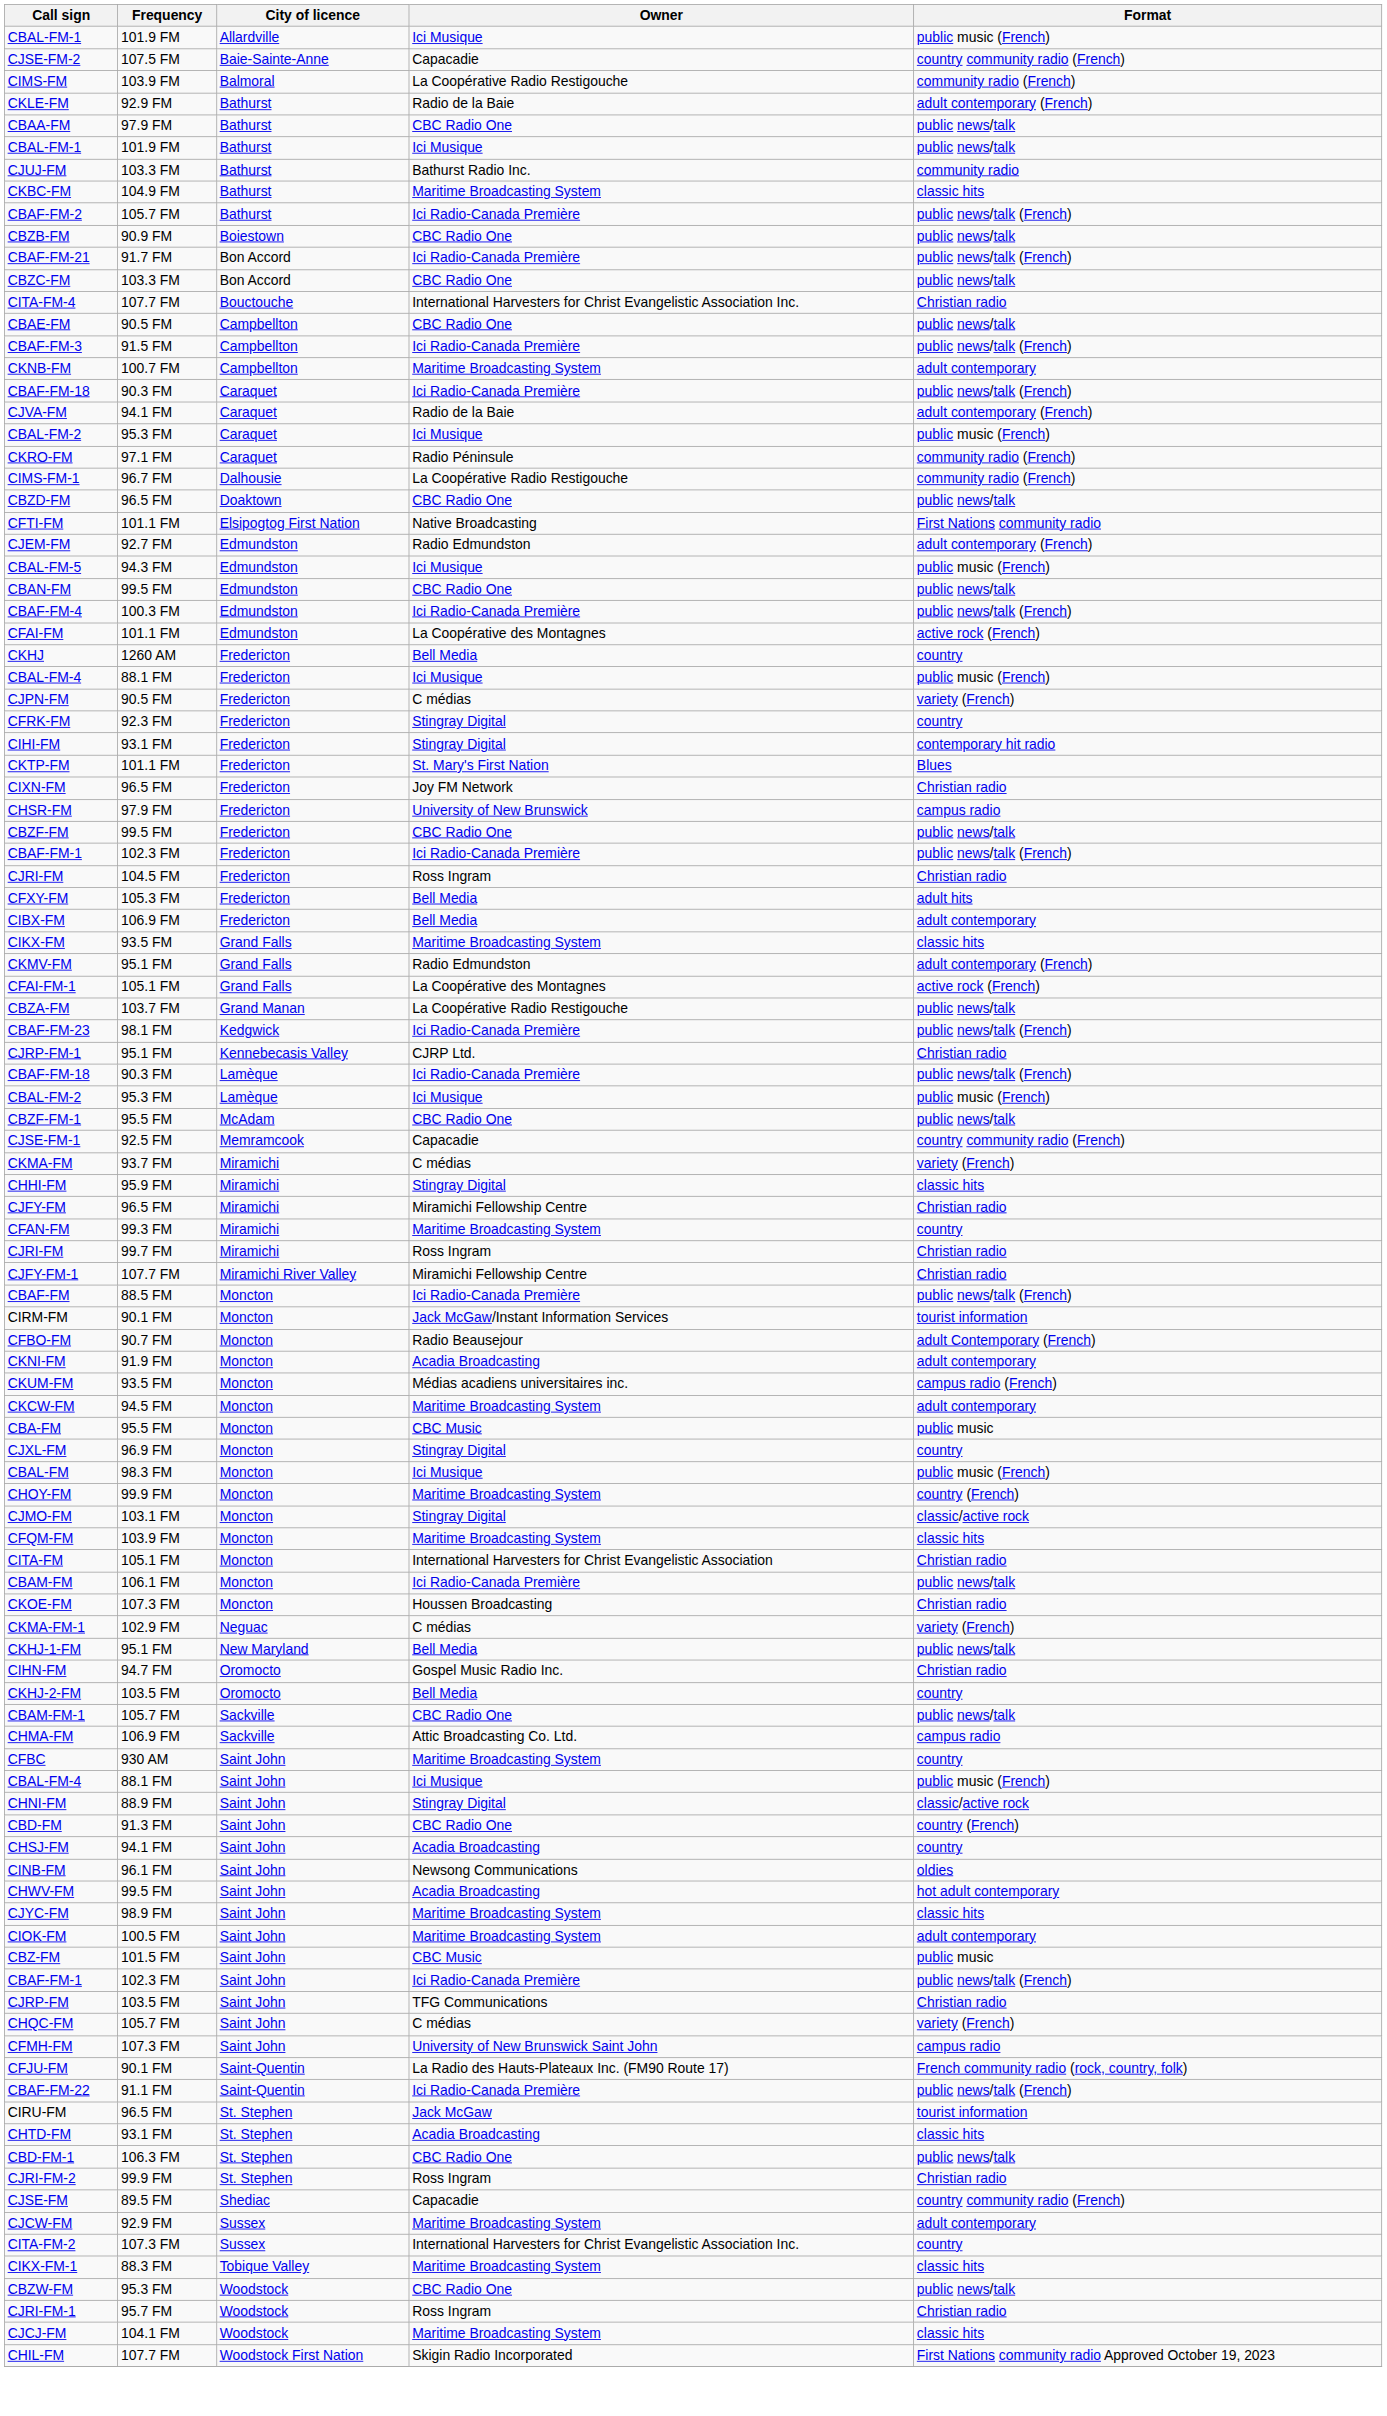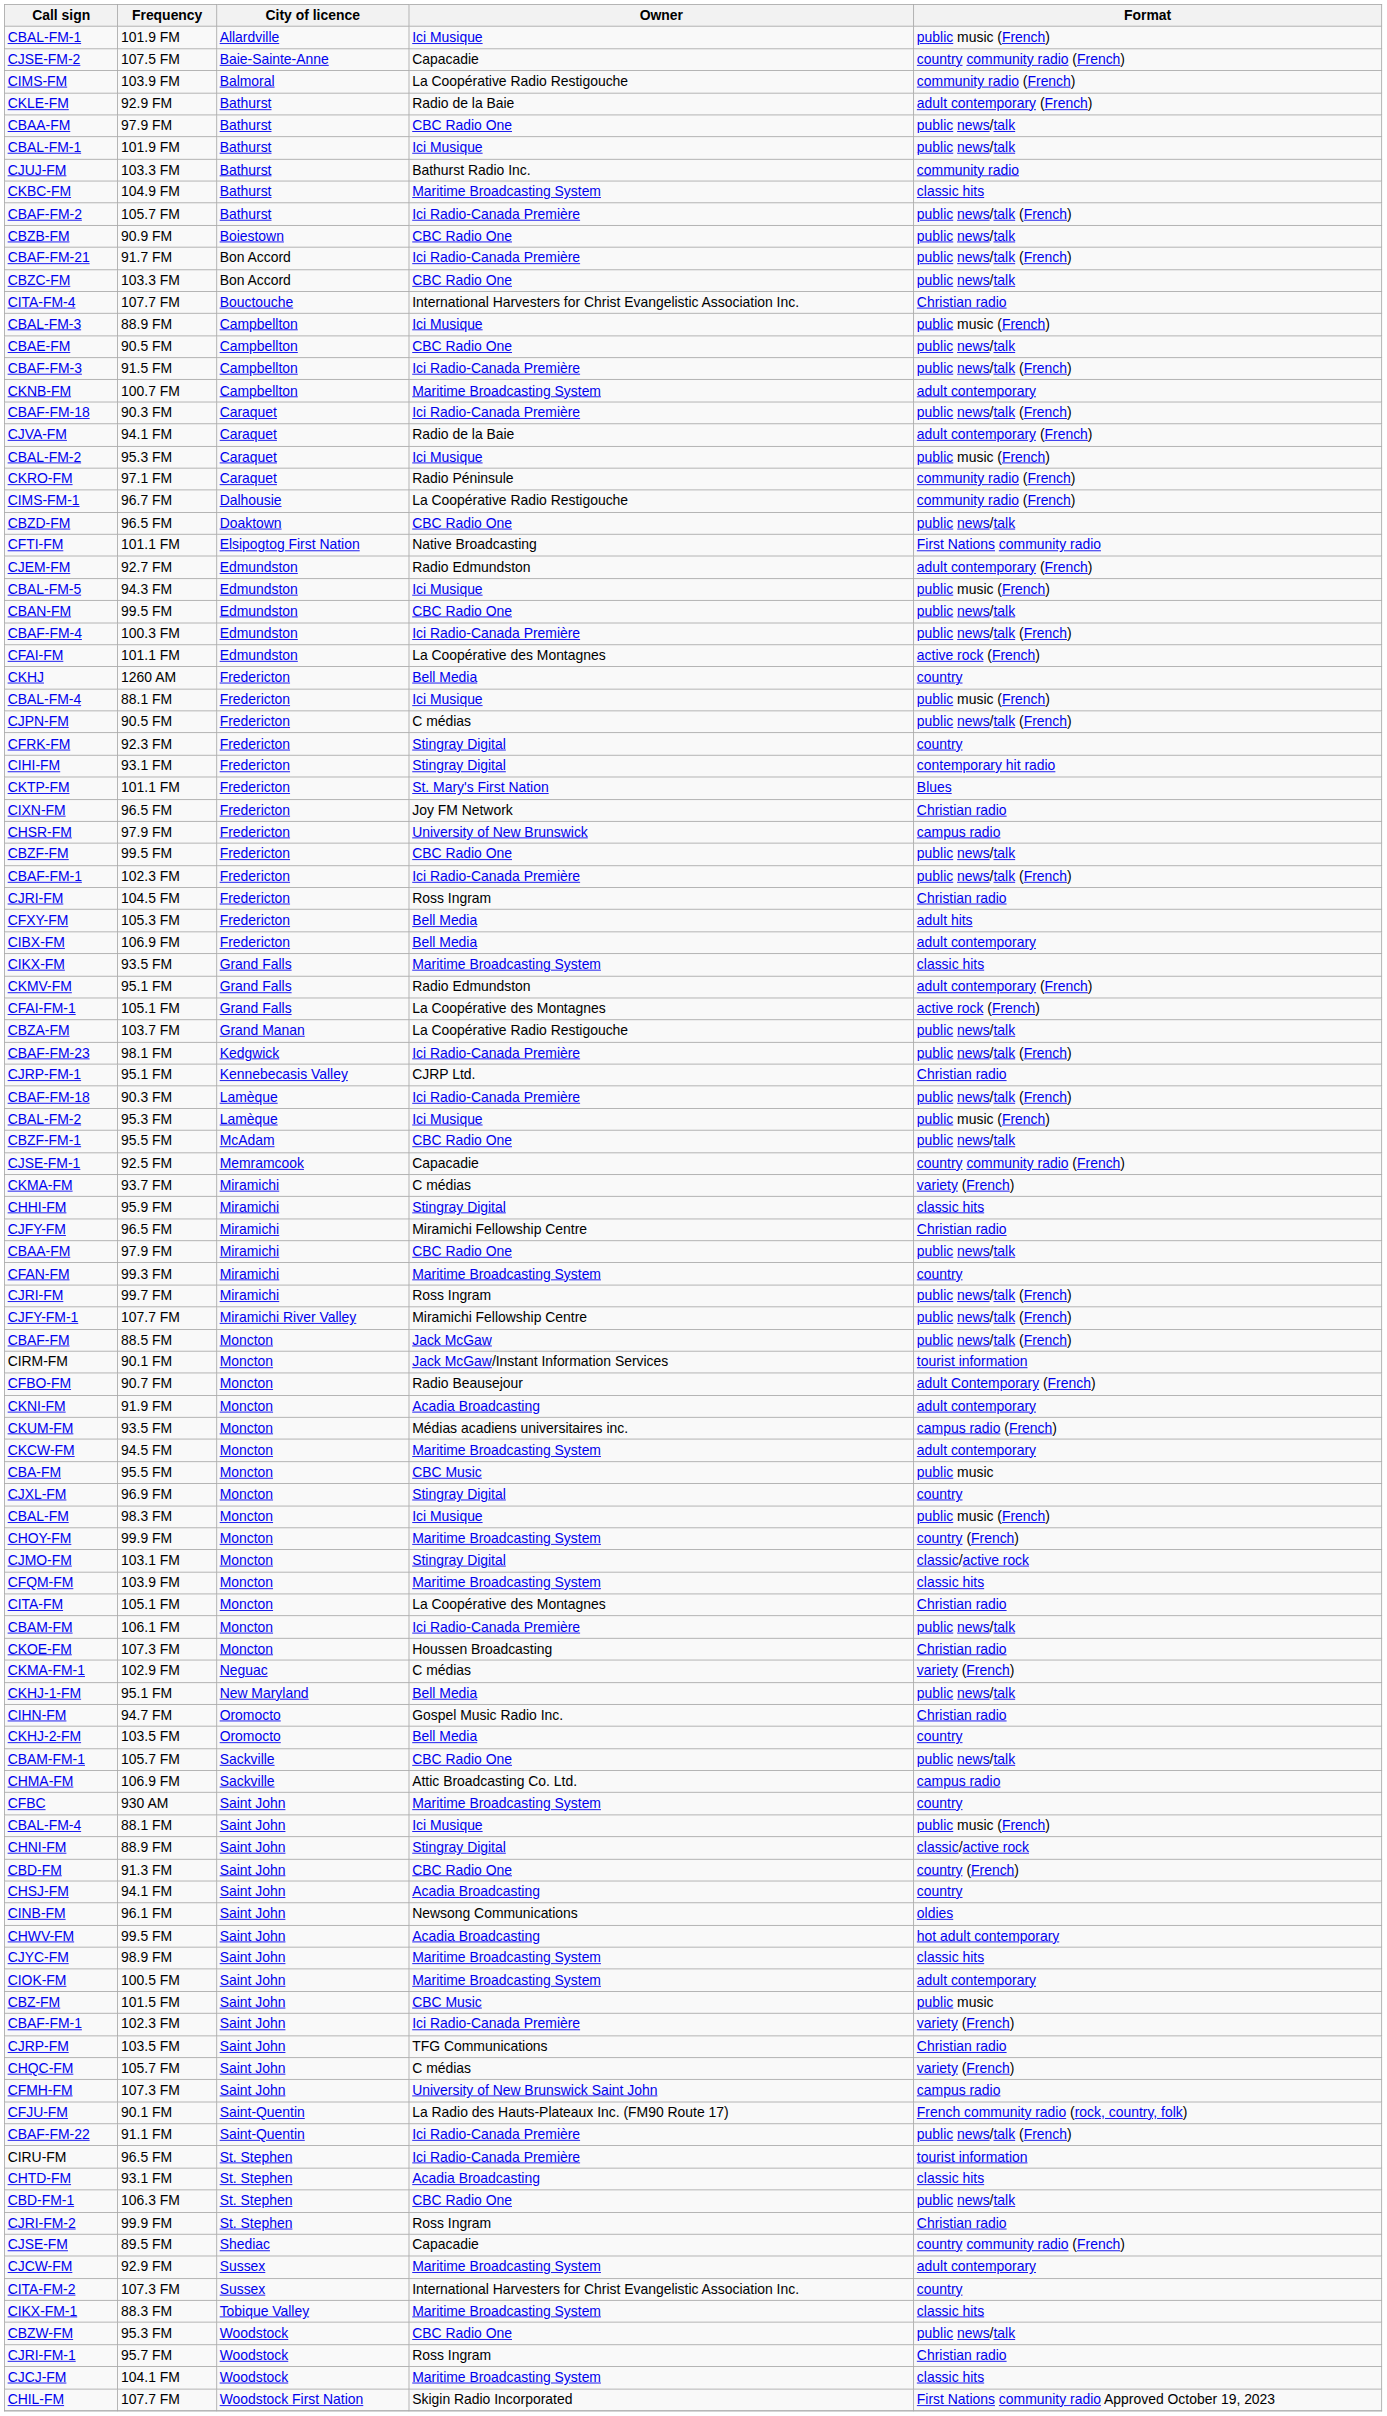+ row: (44, 324)
(966, 699) variety (French) -> (994, 721) public news/talk (French)
+ row: (39, 1251)
(962, 1251) Christian radio -> (994, 1295) public news/talk (French)
(962, 1273) Christian radio -> (994, 1318) public news/talk (French)
(496, 1295) Ici Radio-Canada Première -> (452, 1340) Jack McGaw
(592, 1560) International Harvesters for Christ Evangelistic Association -> (509, 1605) La Coopérative des Montagnes
(994, 1980) public news/talk (French) -> (966, 2024) variety (French)
(452, 2112) Jack McGaw -> (496, 2156) Ici Radio-Canada Première
